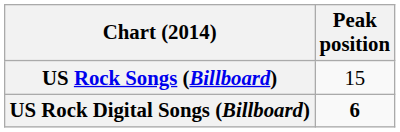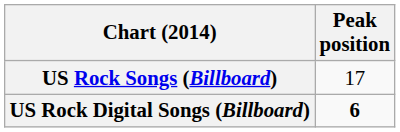(355, 77) 15 -> (355, 77) 17
